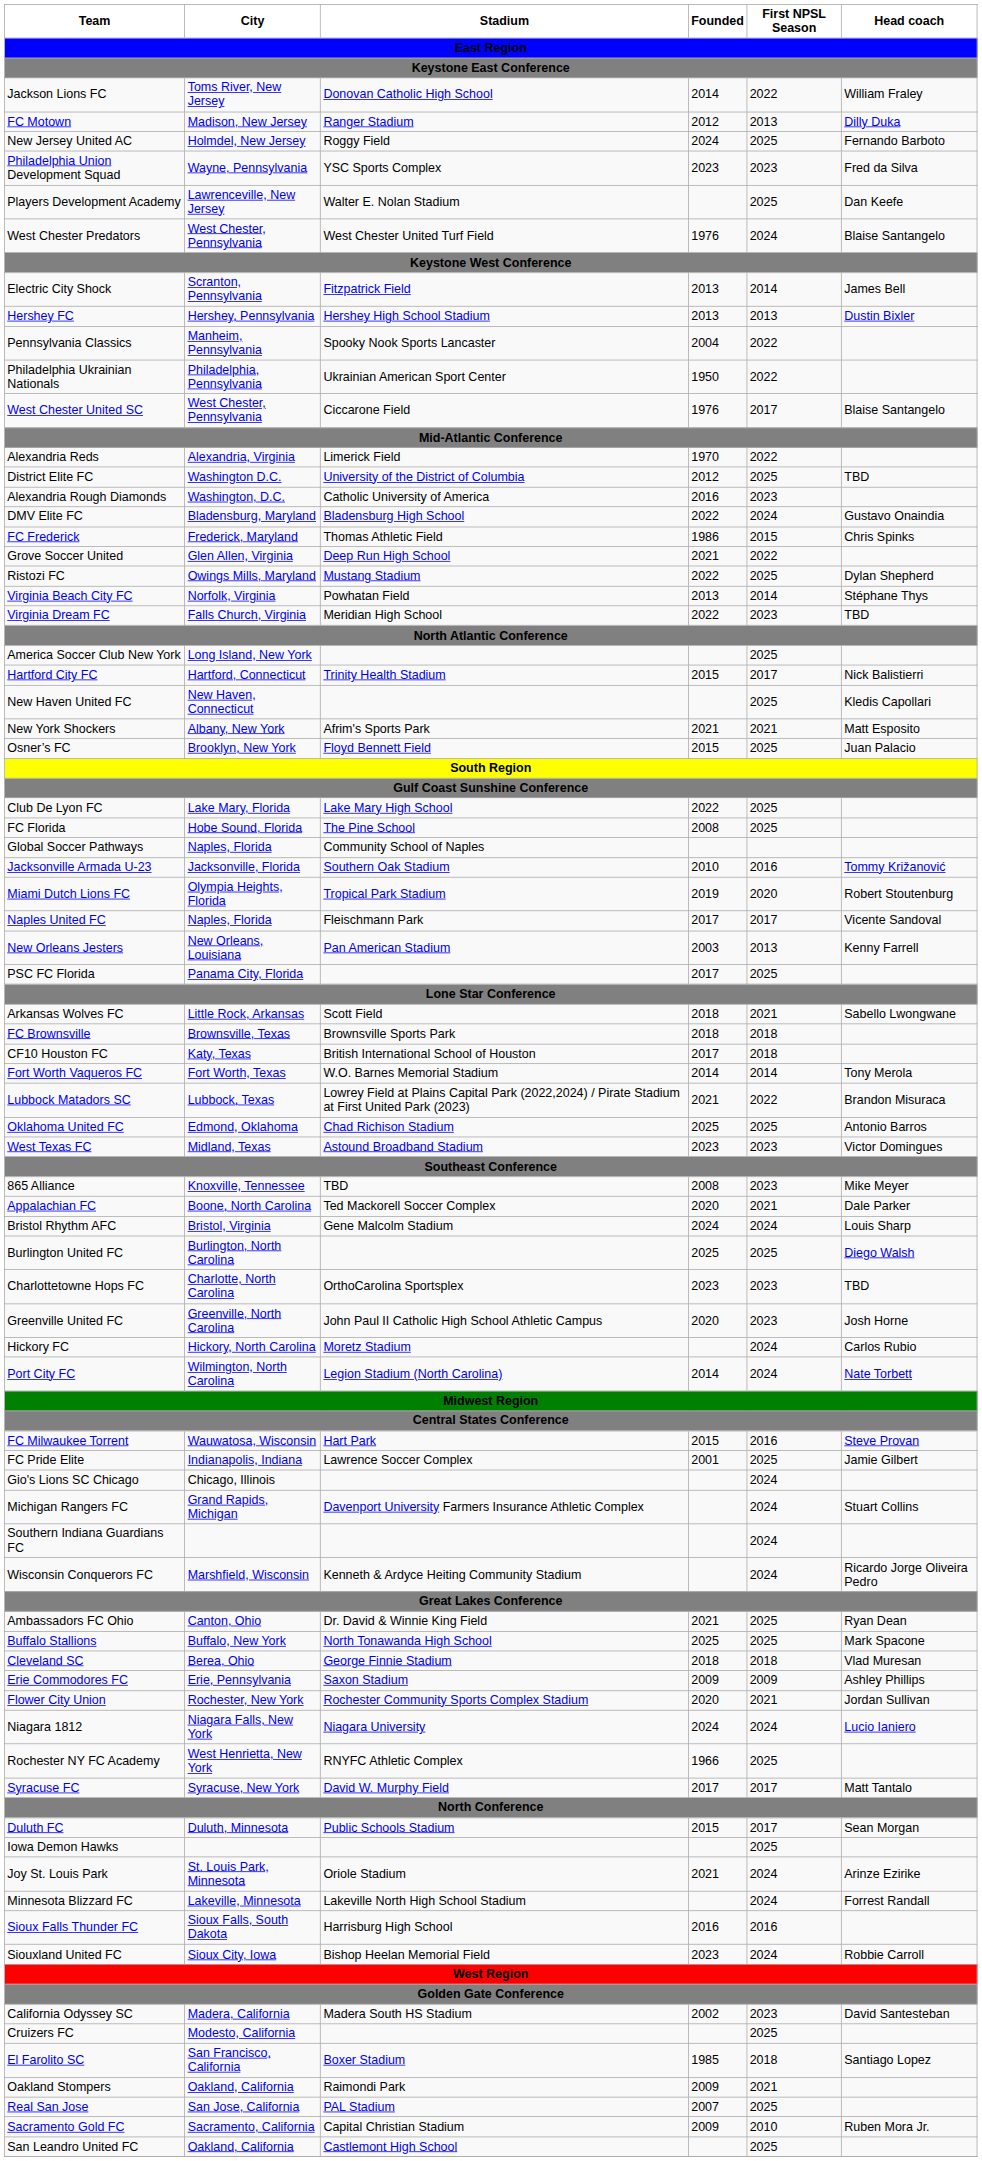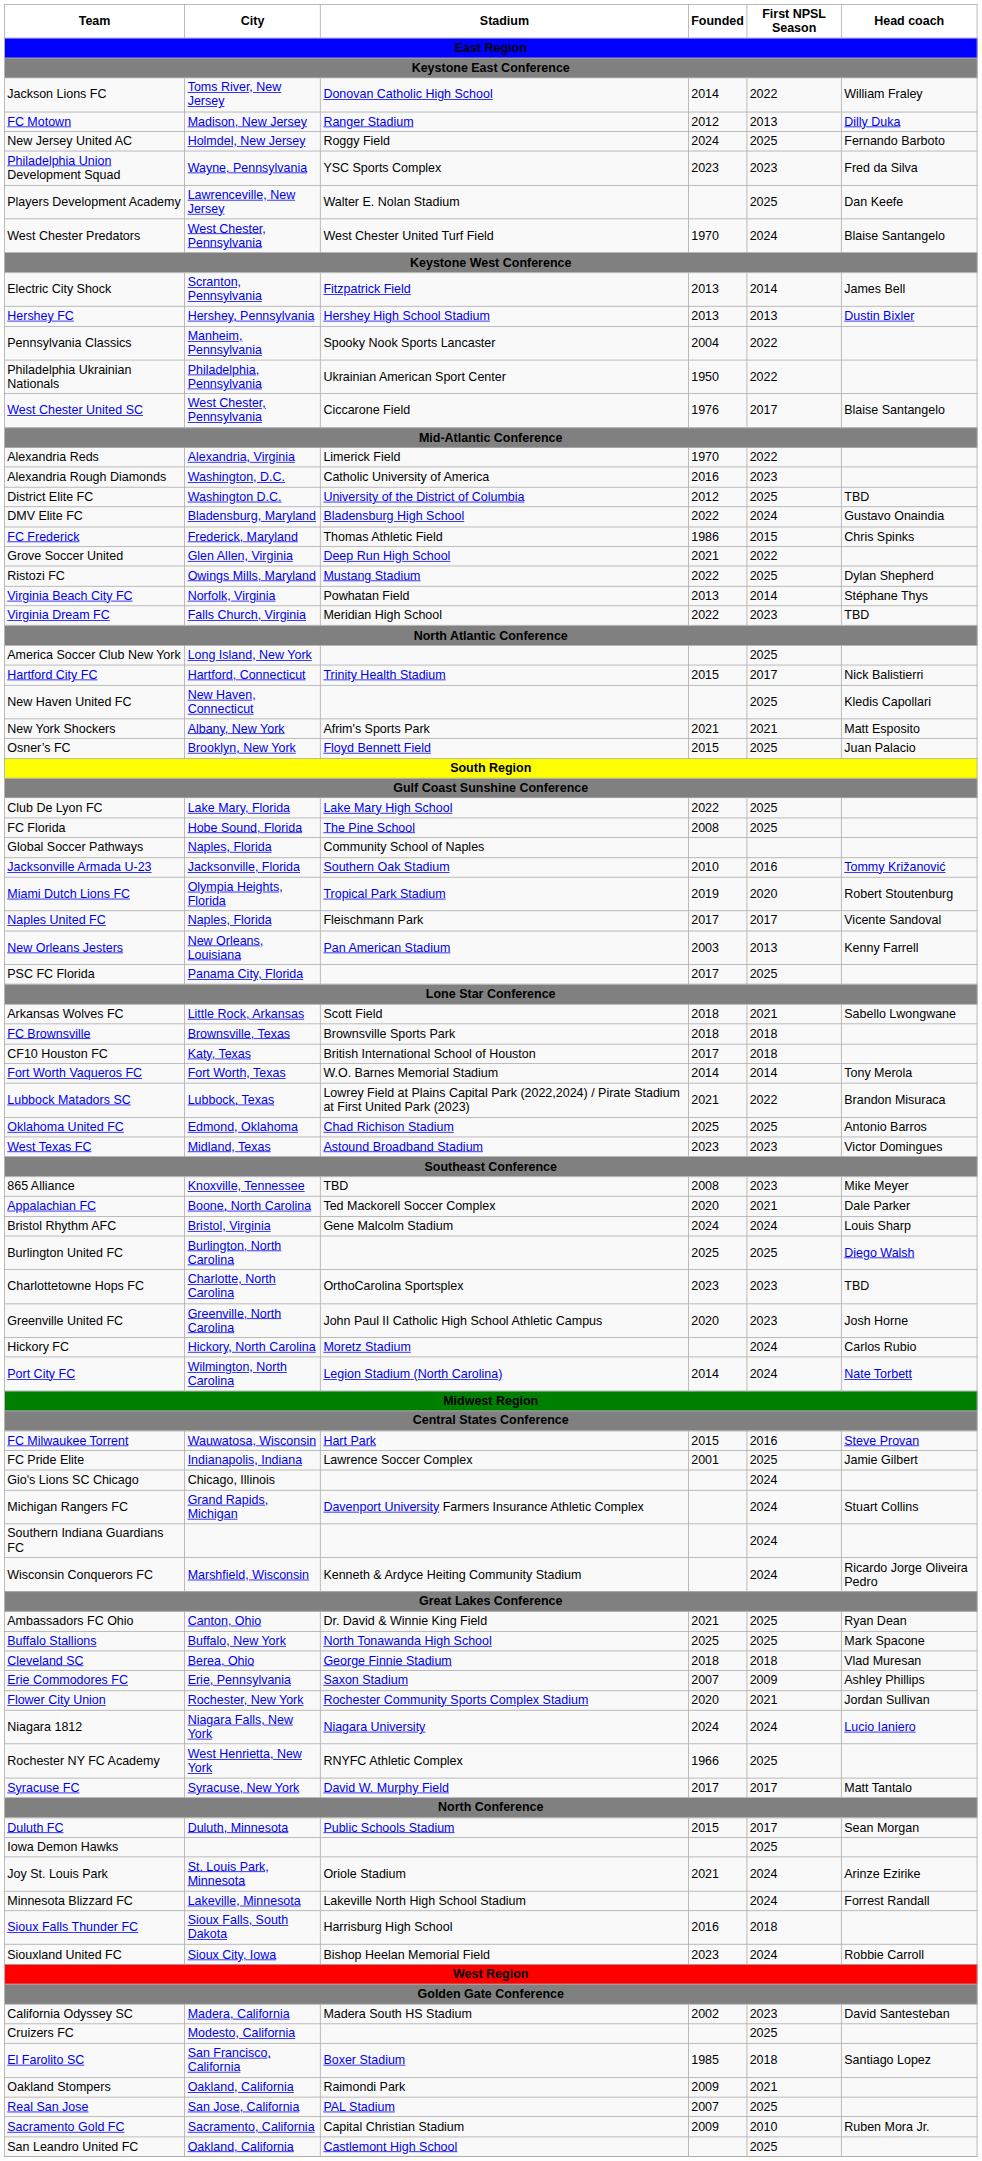(705, 235) 1976 -> (705, 235) 1970
rows swapped: (87, 497) <-> (50, 477)
(705, 1680) 2009 -> (705, 1680) 2007
(764, 1927) 2016 -> (764, 1927) 2018
